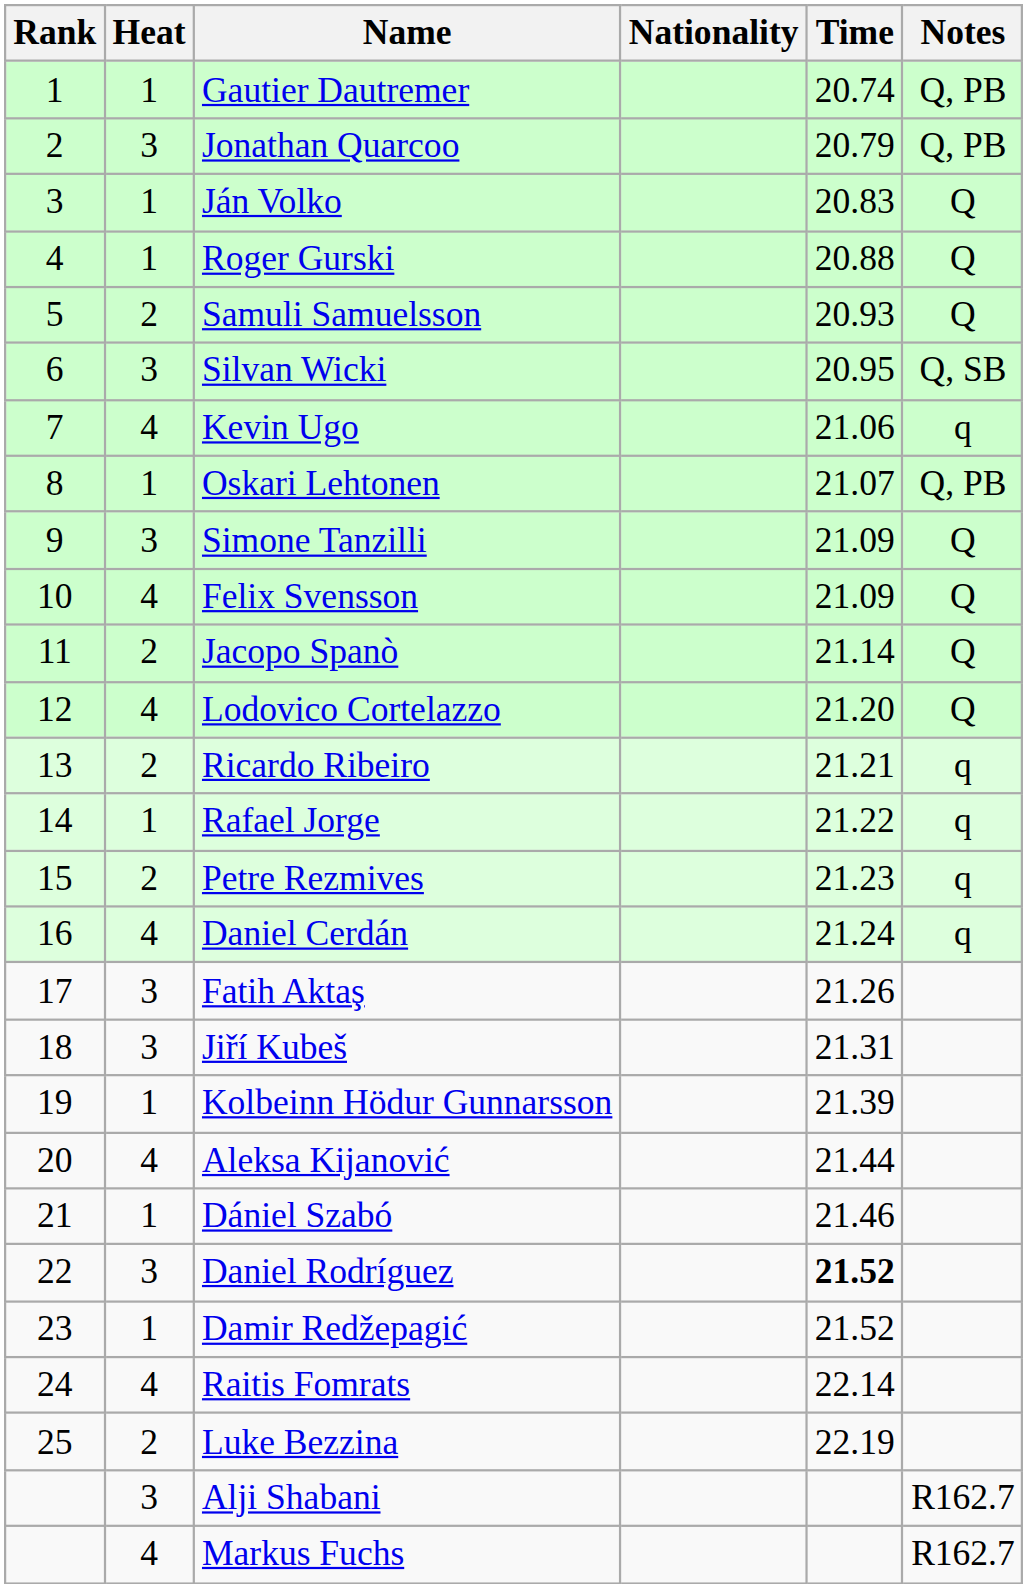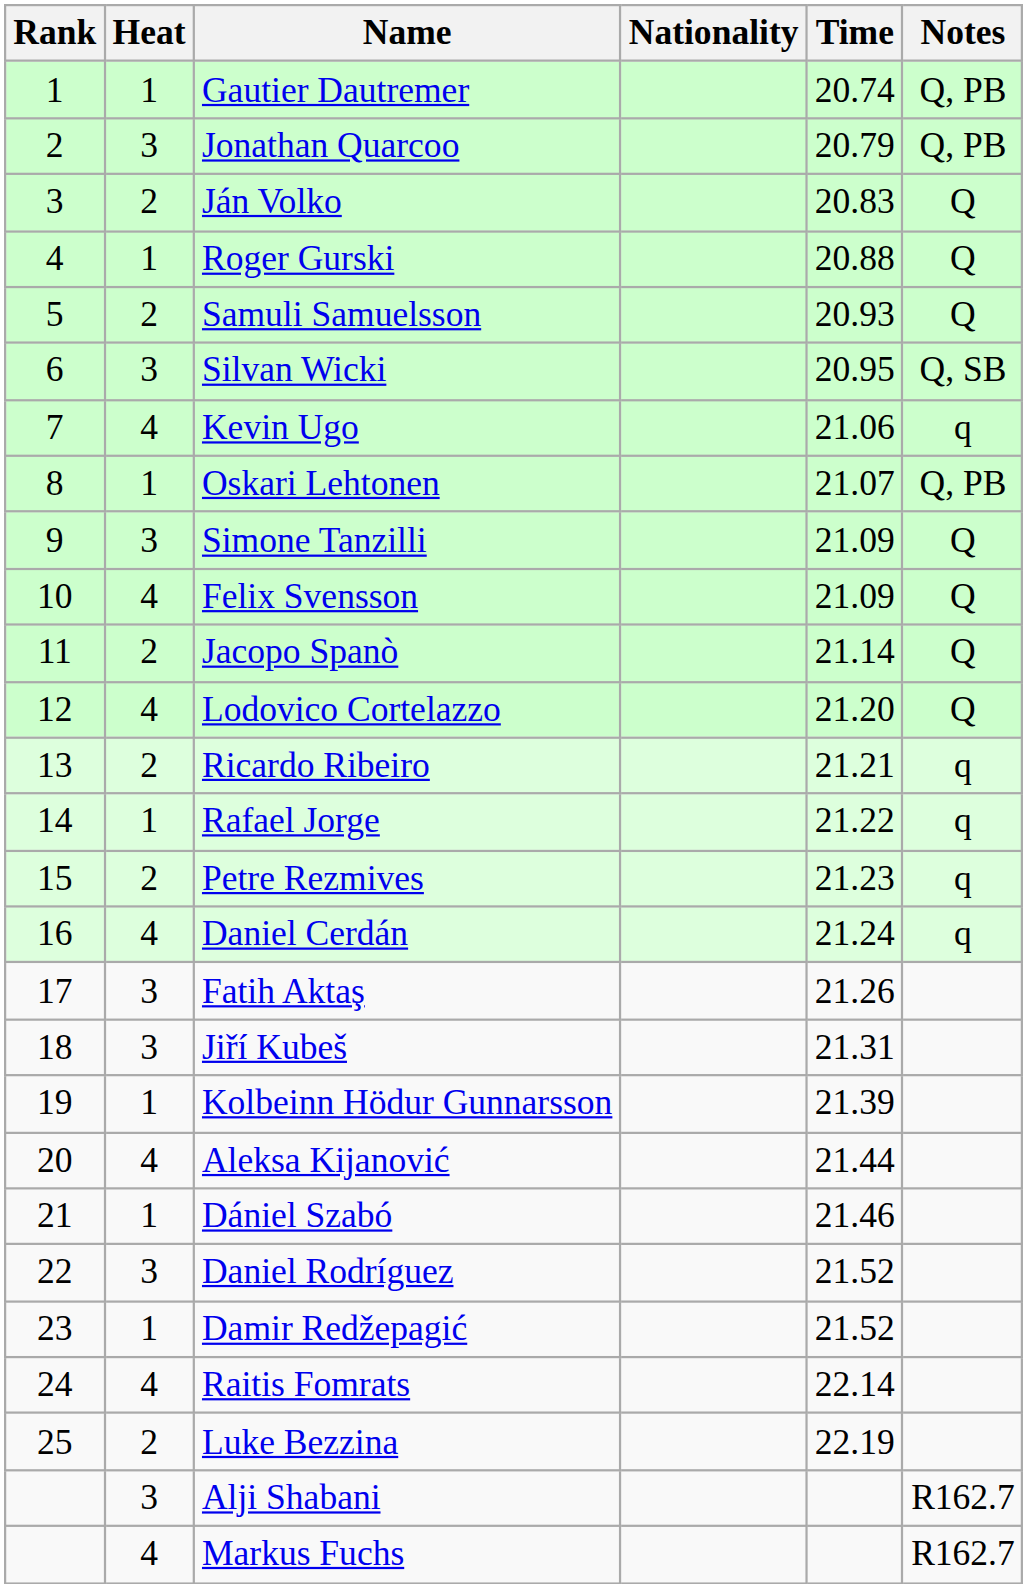(149, 201) 1 -> (149, 201) 2
(855, 1271) bold -> (855, 1271) normal
